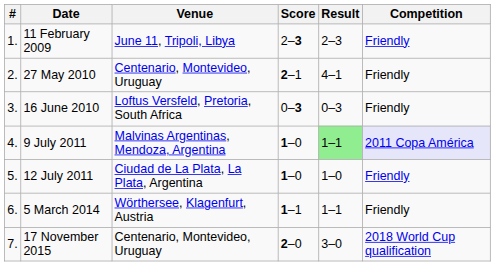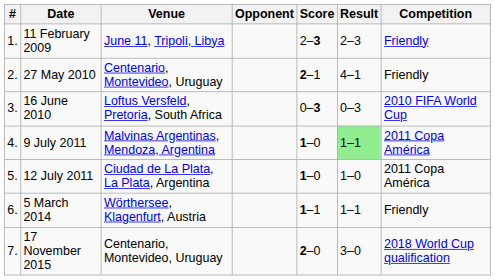+ column: (264, 14)
(387, 108) Friendly -> (430, 108) 2010 FIFA World Cup
(419, 142) lavender background -> (414, 142) no background
(387, 176) Friendly -> (414, 176) 2011 Copa América
